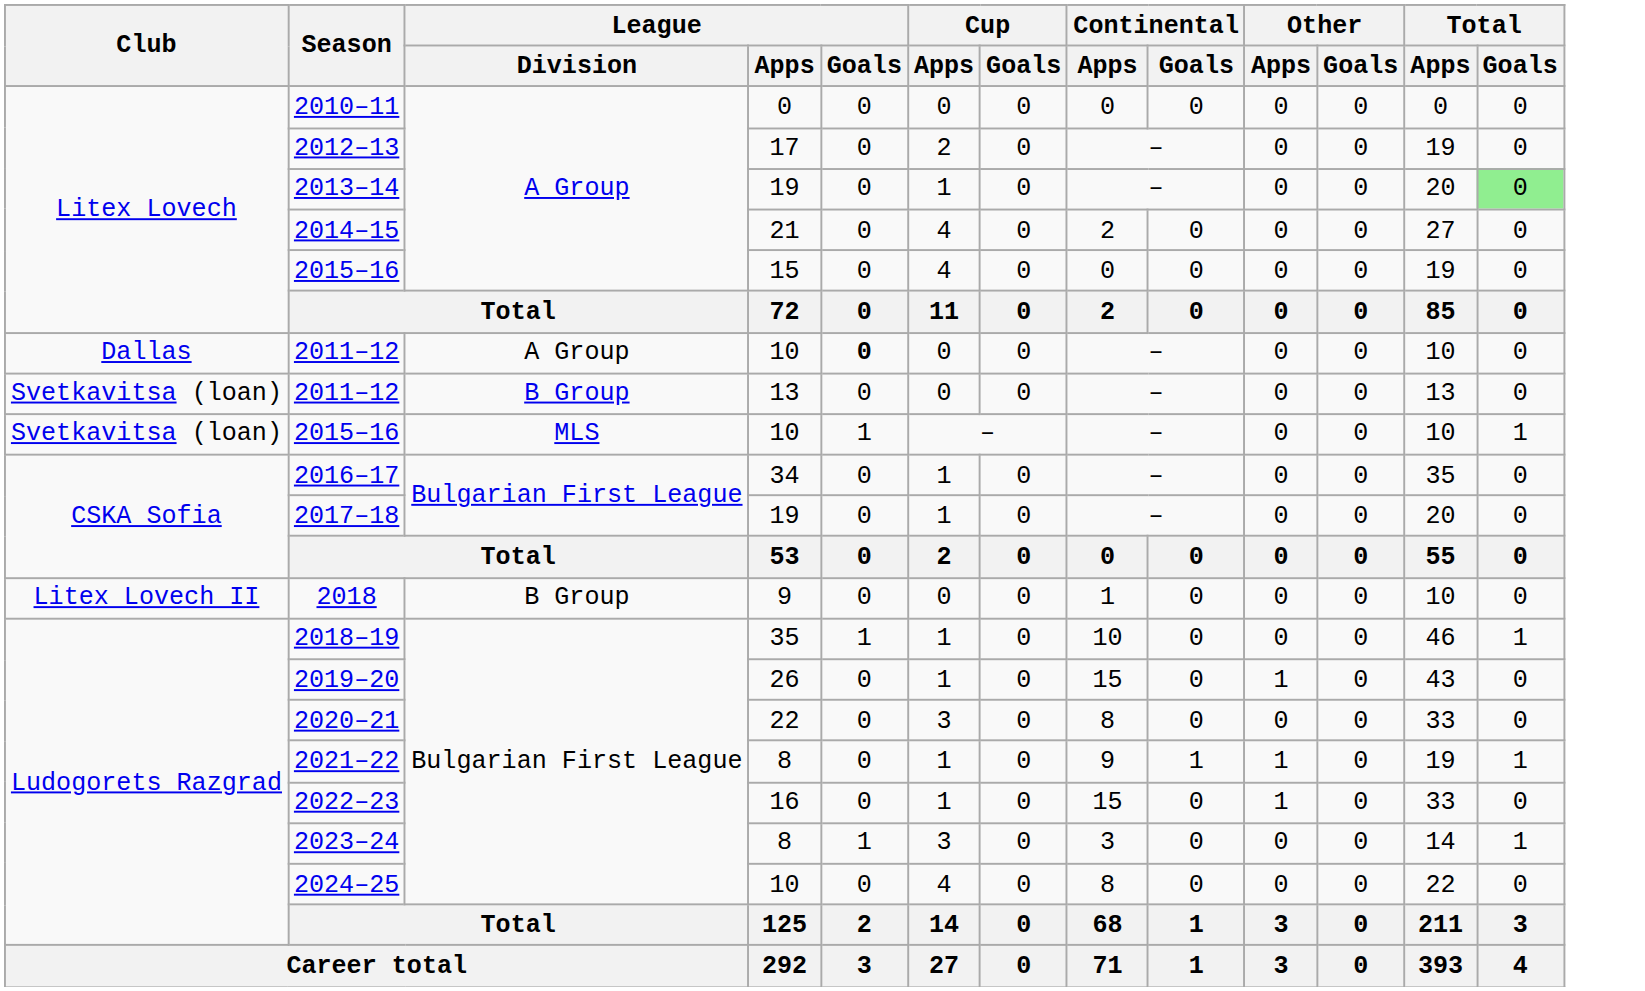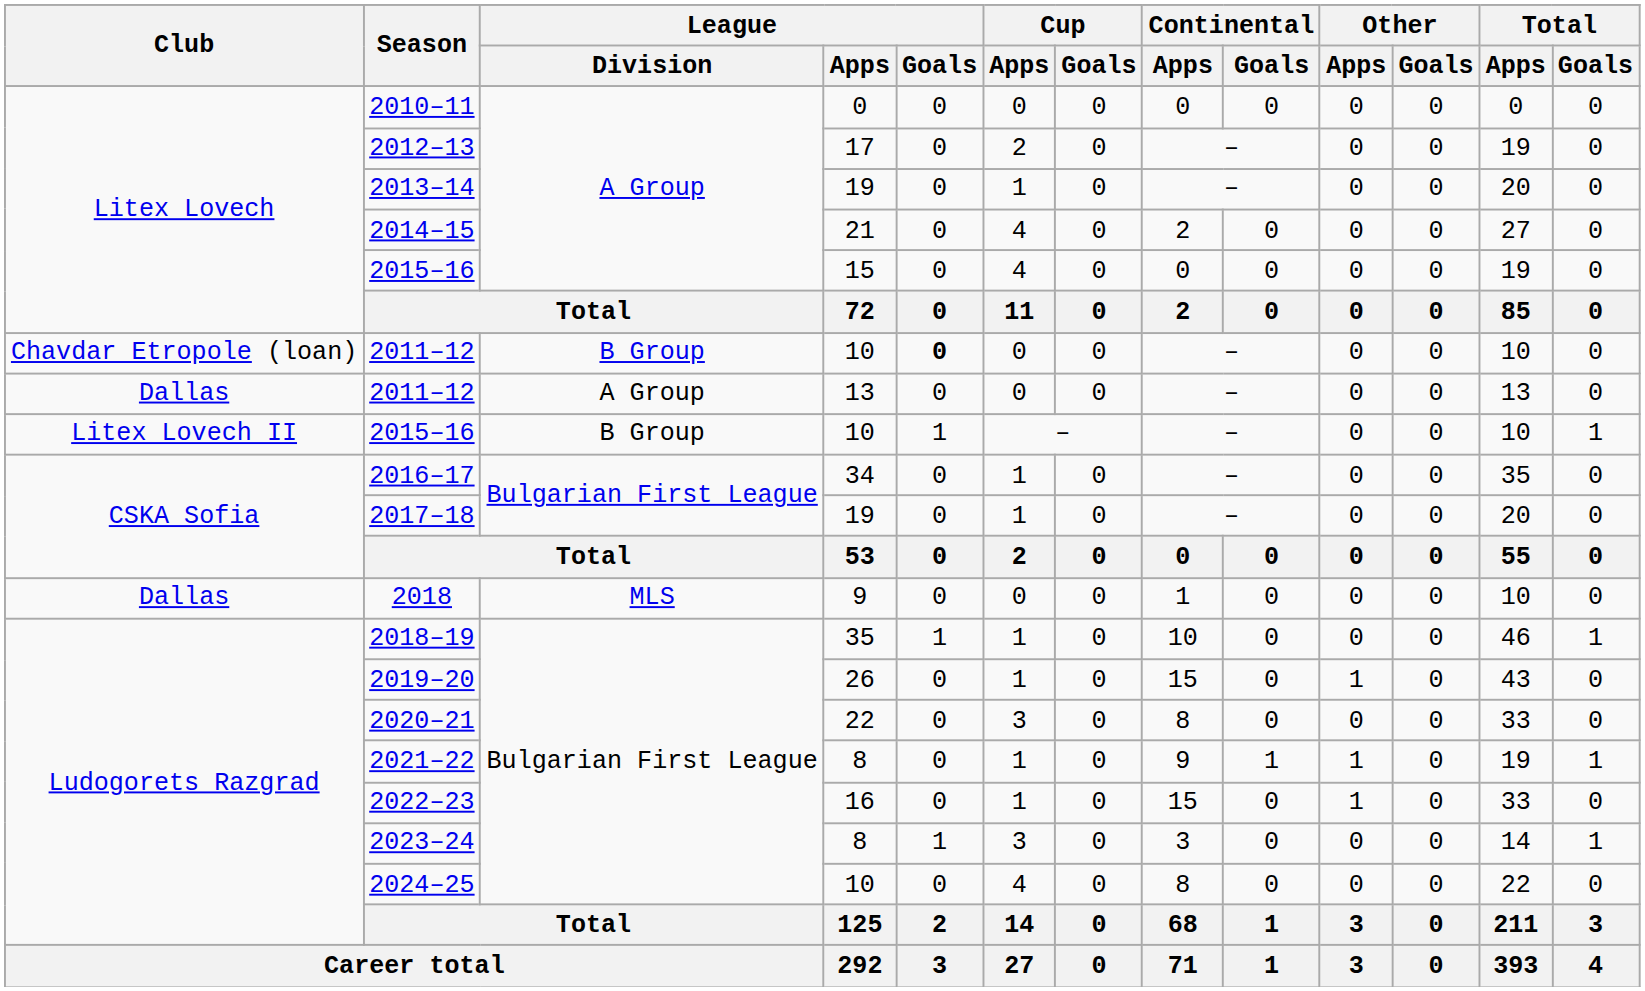(1520, 189) lightgreen background -> (1595, 189) no background
(146, 353) Dallas -> (184, 353) Chavdar Etropole (loan)
(577, 353) A Group -> (652, 353) B Group
(146, 393) Svetkavitsa (loan) -> (184, 393) Dallas
(577, 393) B Group -> (652, 393) A Group
(146, 434) Svetkavitsa (loan) -> (184, 434) Litex Lovech II
(577, 434) MLS -> (652, 434) B Group
(146, 598) Litex Lovech II -> (184, 598) Dallas
(577, 598) B Group -> (652, 598) MLS
